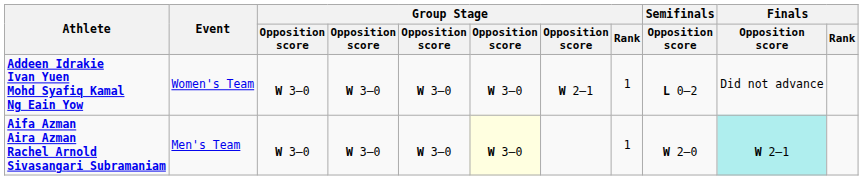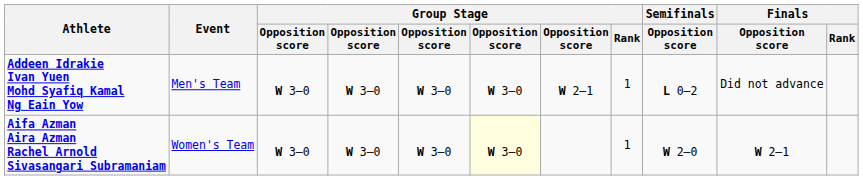(213, 84) Women's Team -> (206, 84) Men's Team
(206, 145) Men's Team -> (213, 145) Women's Team
(772, 152) paleturquoise background -> (772, 152) no background
